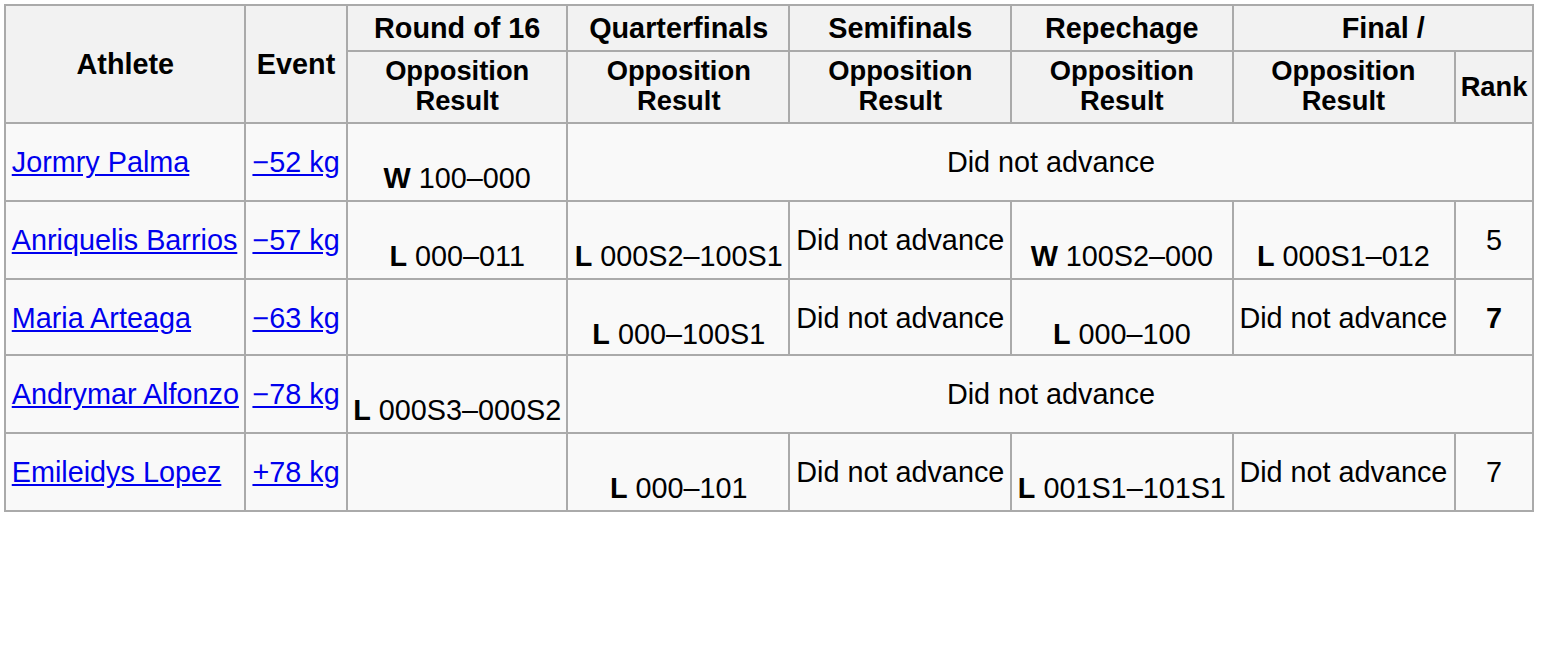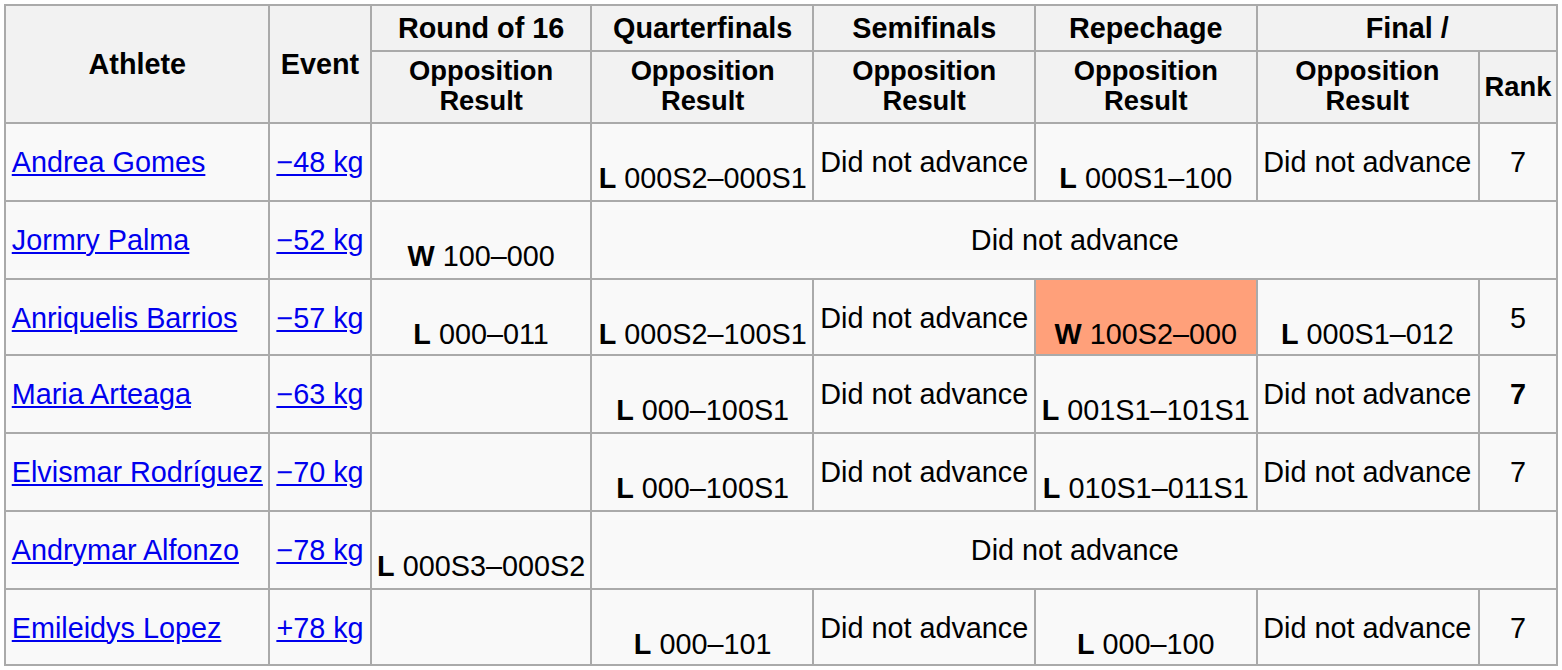+ row: (109, 163)
(1122, 256) no background -> (1146, 334) lightsalmon background
(1122, 334) L 000–100 -> (1146, 411) L 001S1–101S1
+ row: (137, 473)
(1122, 489) L 001S1–101S1 -> (1146, 644) L 000–100
